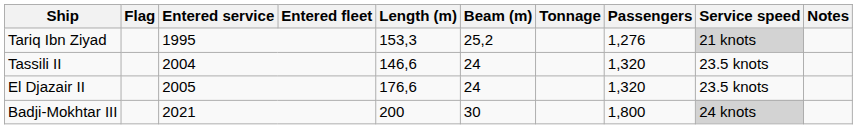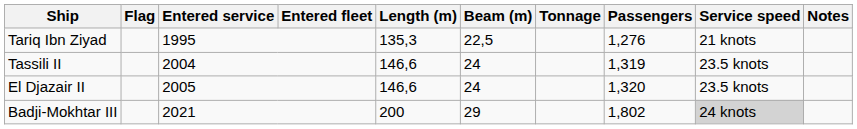(398, 40) 153,3 -> (398, 40) 135,3
(478, 40) 25,2 -> (478, 40) 22,5
(728, 40) lightgrey background -> (728, 40) no background
(627, 64) 1,320 -> (627, 64) 1,319
(398, 87) 176,6 -> (398, 87) 146,6
(472, 111) 30 -> (472, 111) 29
(627, 111) 1,800 -> (627, 111) 1,802
